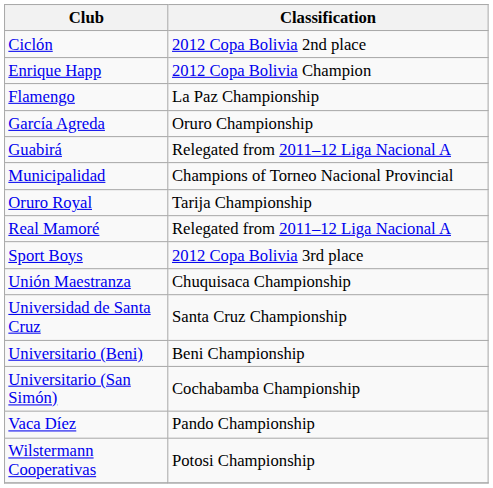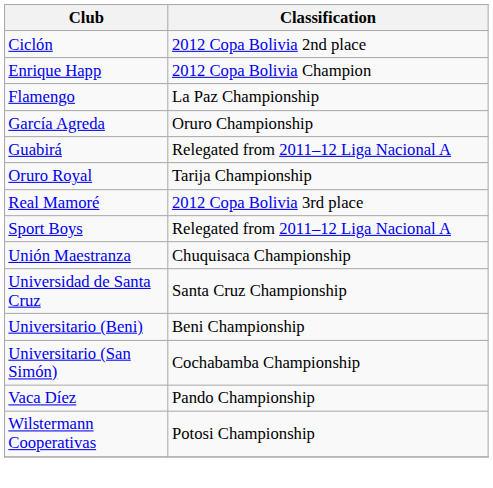- row: (57, 176)
(312, 228) Relegated from 2011–12 Liga Nacional A -> (268, 202) 2012 Copa Bolivia 3rd place
(268, 255) 2012 Copa Bolivia 3rd place -> (312, 228) Relegated from 2011–12 Liga Nacional A
